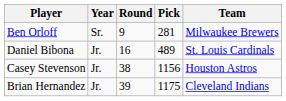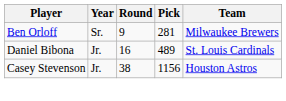- row: (46, 86)
